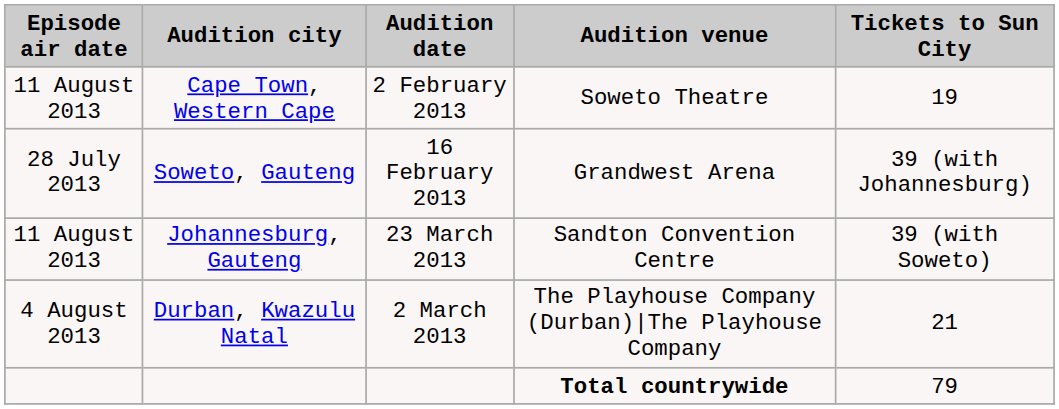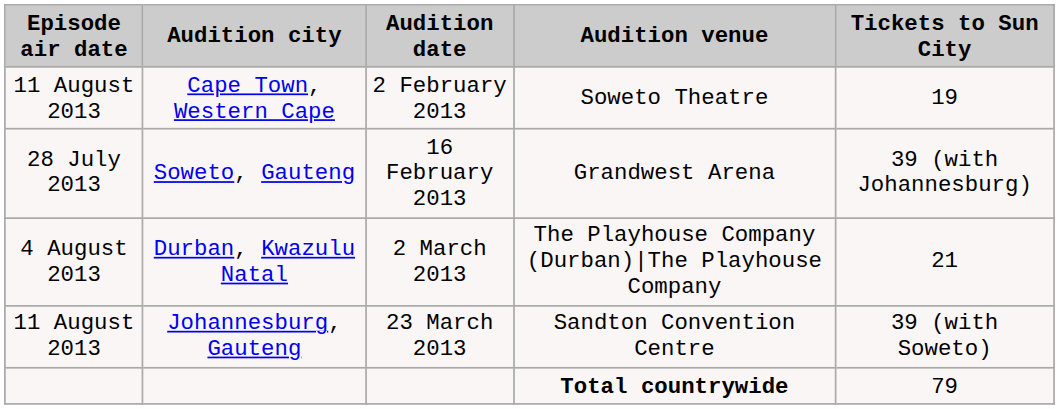rows swapped: (254, 324) <-> (254, 249)
